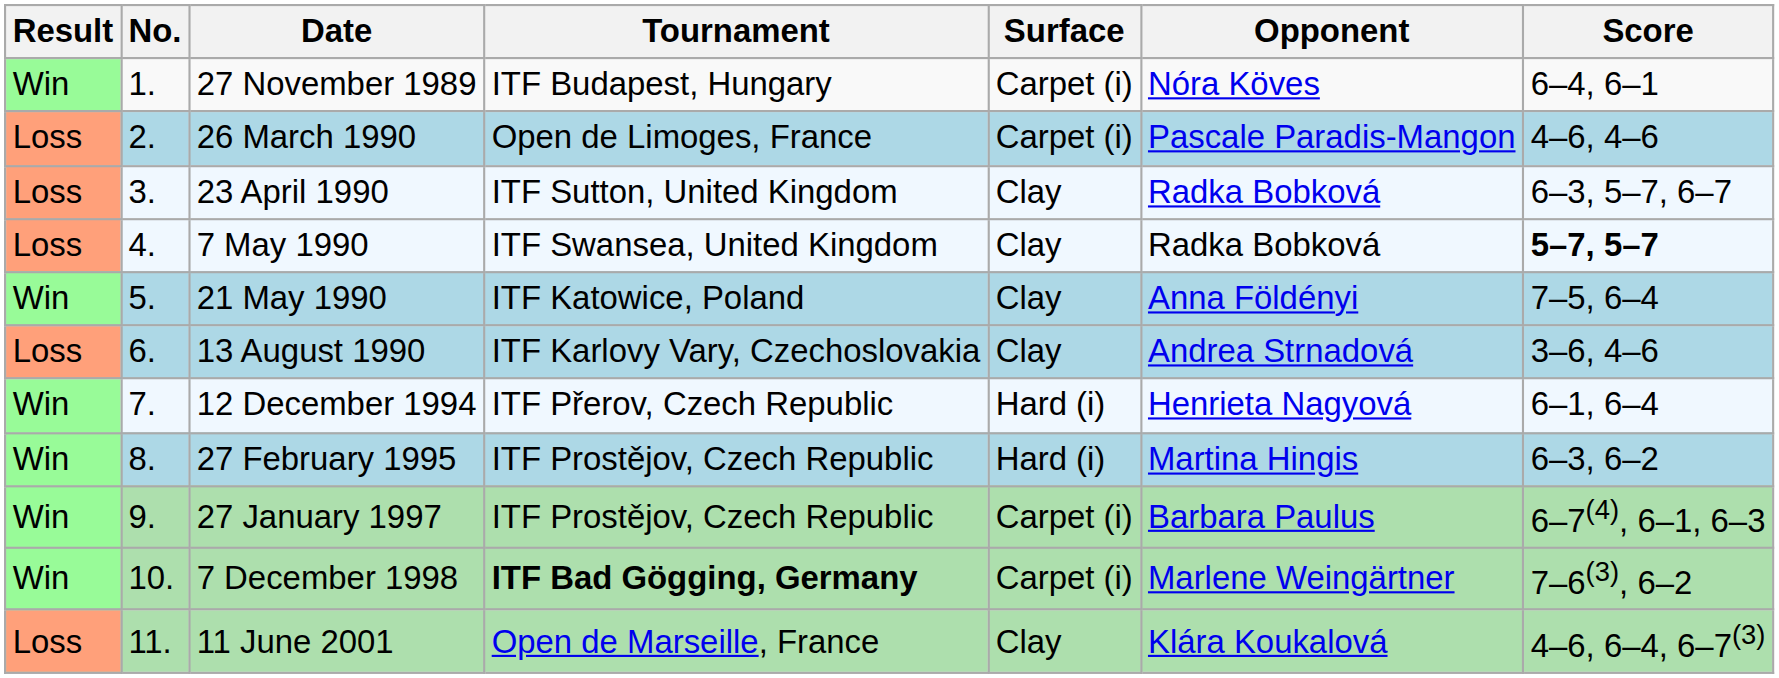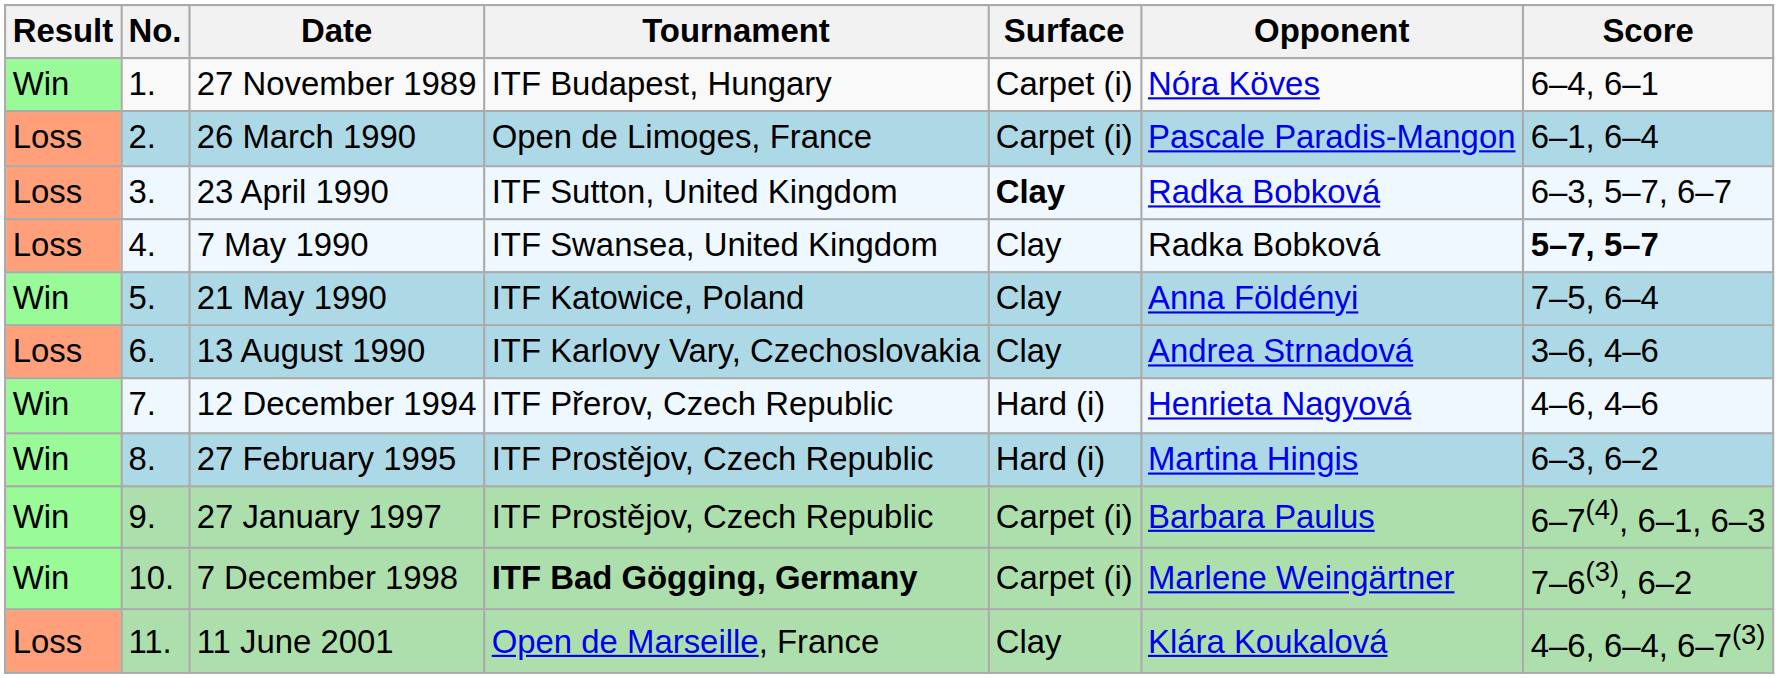(1595, 137) 4–6, 4–6 -> (1595, 137) 6–1, 6–4
(1029, 190) normal -> (1030, 190) bold
(1595, 404) 6–1, 6–4 -> (1595, 404) 4–6, 4–6
